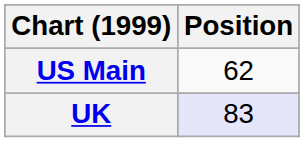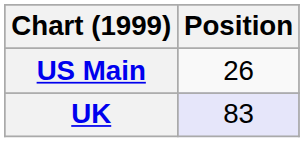(239, 70) 62 -> (239, 70) 26
